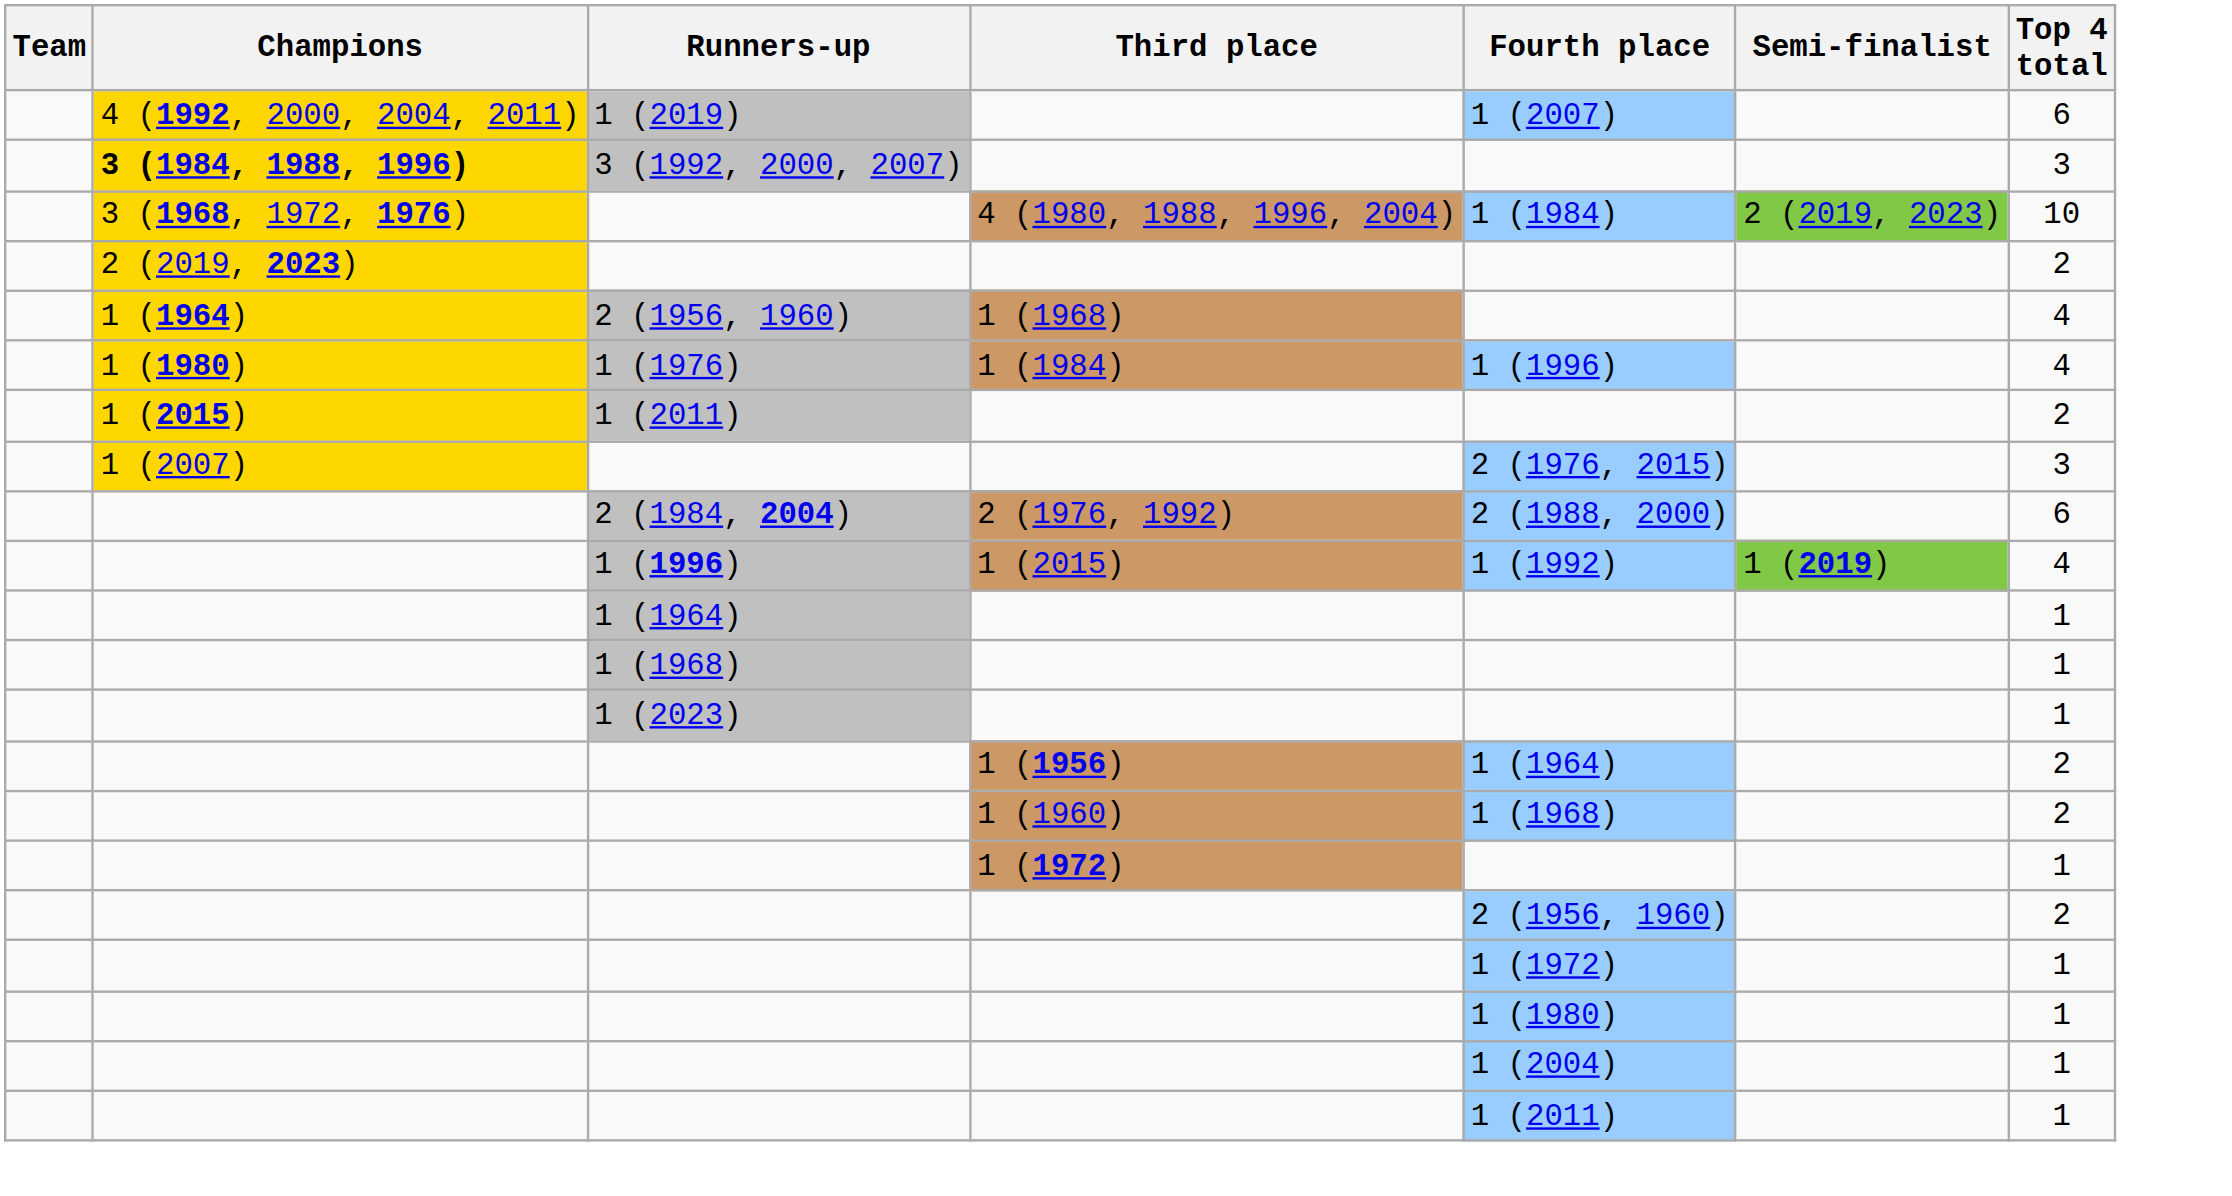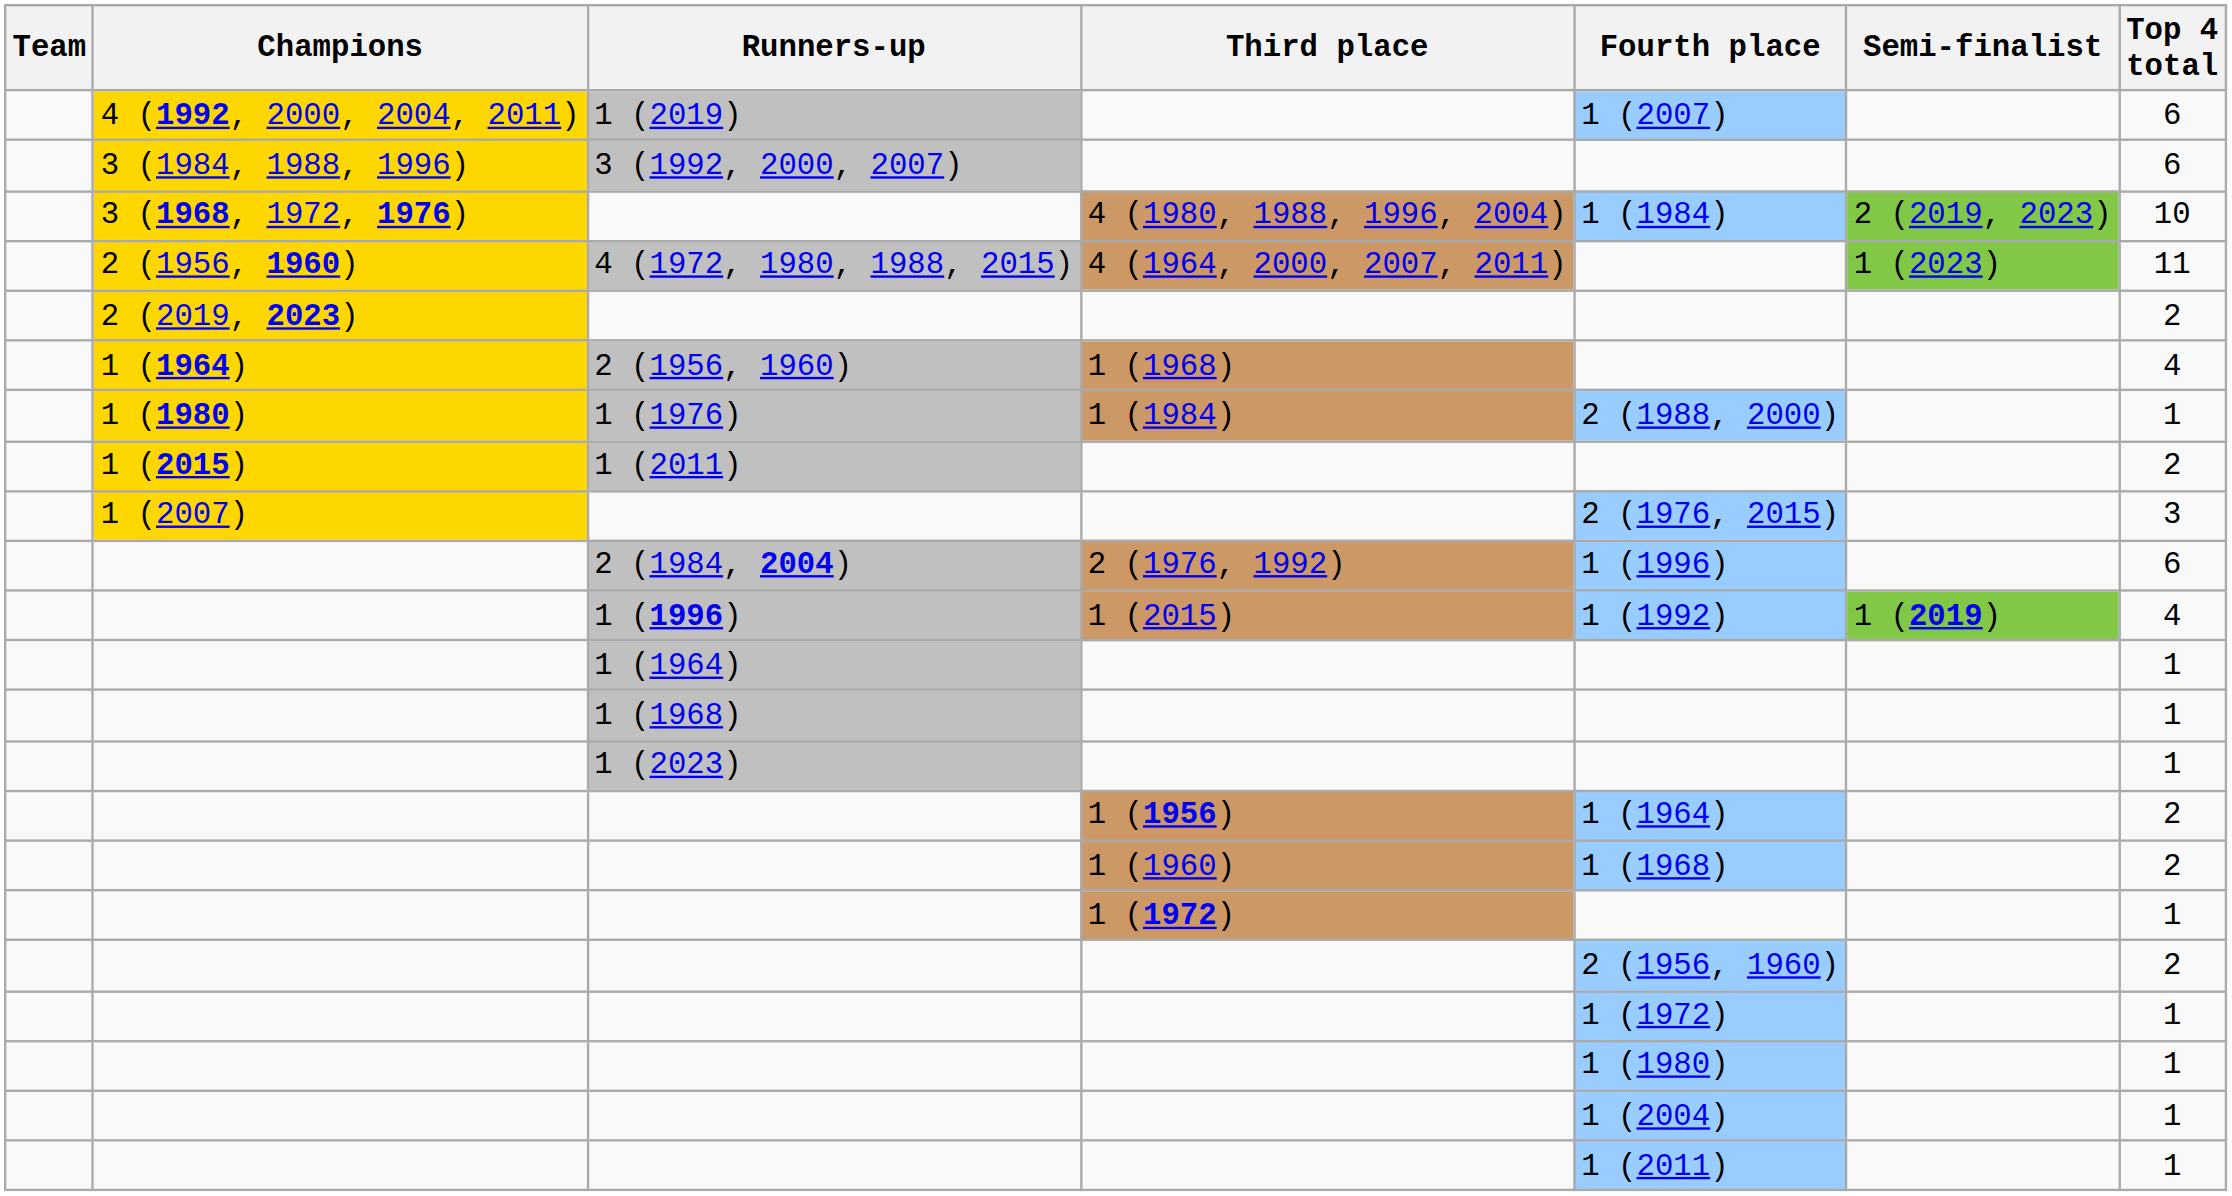(285, 166) bold -> (285, 166) normal
(2062, 166) 3 -> (2172, 166) 6
+ row: (834, 266)
(1544, 366) 1 (1996) -> (1710, 416) 2 (1988, 2000)
(2062, 366) 4 -> (2172, 416) 1
(1600, 516) 2 (1988, 2000) -> (1655, 566) 1 (1996)
